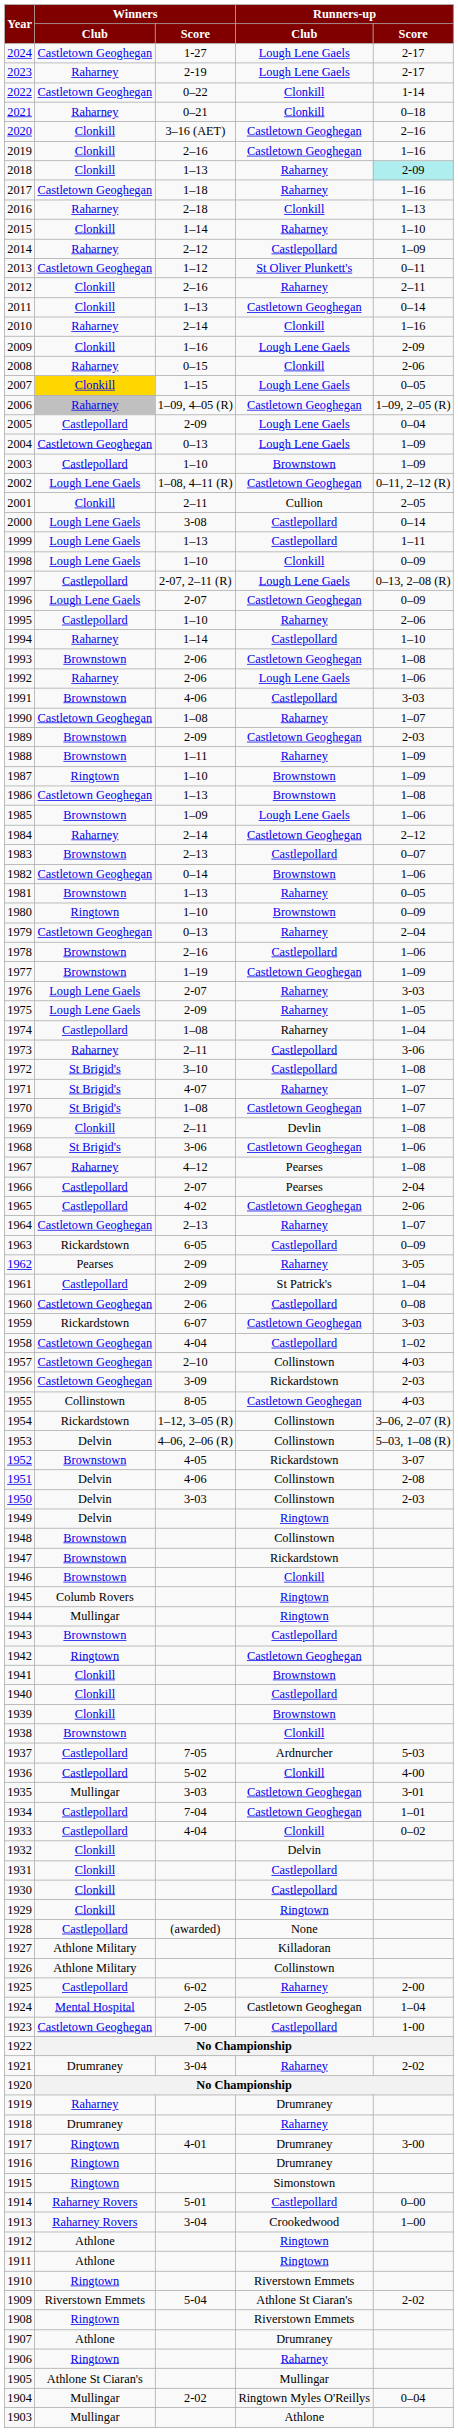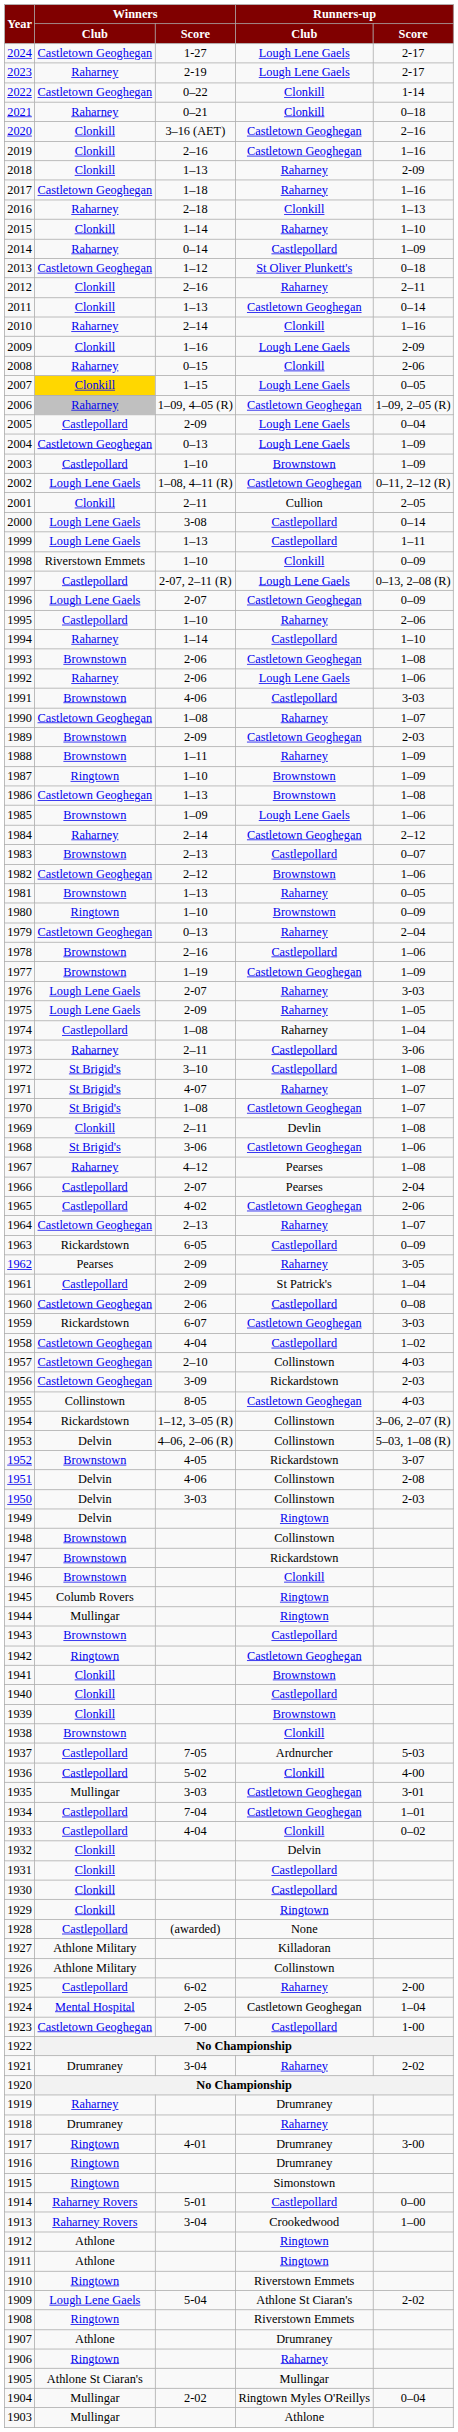(413, 170) paleturquoise background -> (413, 170) no background
(195, 248) 2–12 -> (195, 248) 0–14
(413, 268) 0–11 -> (413, 268) 0–18
(95, 561) Lough Lene Gaels -> (95, 561) Riverstown Emmets
(195, 873) 0–14 -> (195, 873) 2–12
(95, 2300) Riverstown Emmets -> (95, 2300) Lough Lene Gaels
